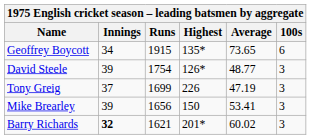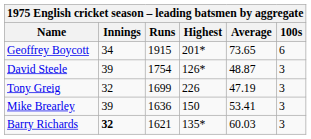(194, 50) 135* -> (194, 50) 201*
(242, 69) 48.77 -> (242, 69) 48.87
(107, 87) 37 -> (107, 87) 32
(160, 106) 1656 -> (160, 106) 1636
(194, 124) 201* -> (194, 124) 135*
(242, 124) 60.02 -> (242, 124) 60.03
